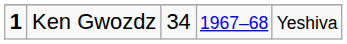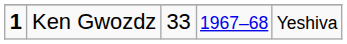(179, 21) 34 -> (179, 21) 33
